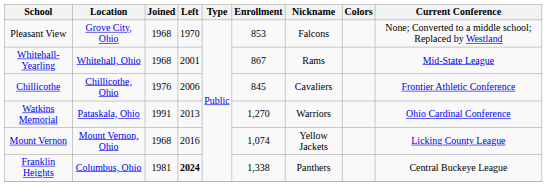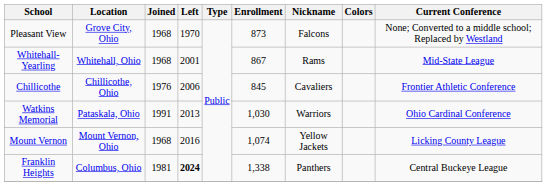(258, 33) 853 -> (258, 33) 873
(258, 114) 1,270 -> (258, 114) 1,030
